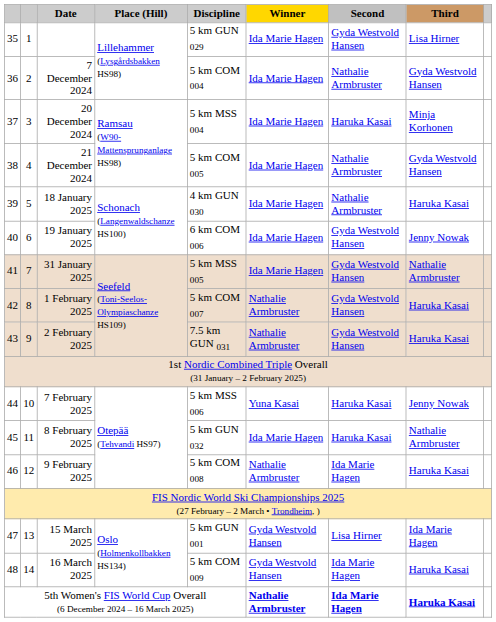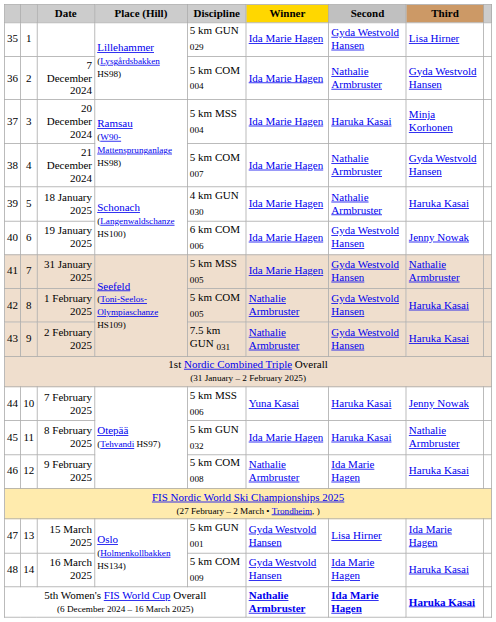(215, 164) 5 km COM 005 -> (215, 164) 5 km COM 007
(215, 304) 5 km COM 007 -> (215, 304) 5 km COM 005
